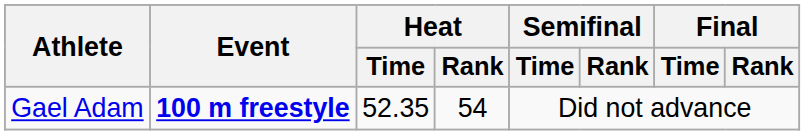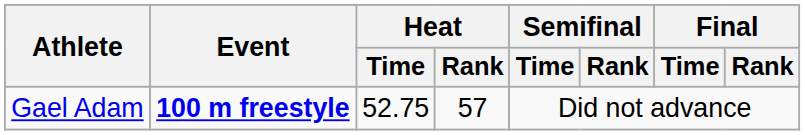(396, 109) 52.35 -> (396, 109) 52.75
(473, 109) 54 -> (473, 109) 57
